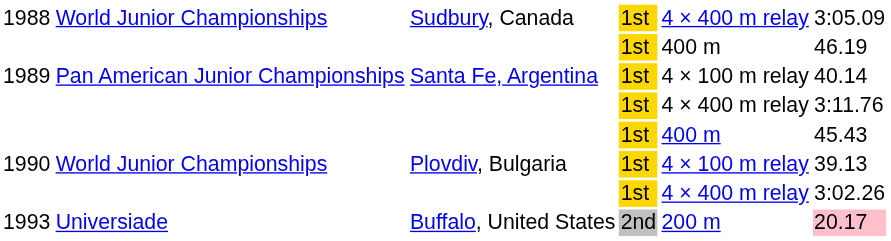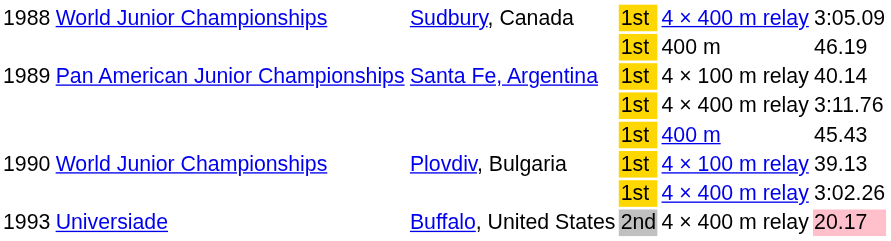(691, 222) 200 m -> (735, 222) 4 × 400 m relay
